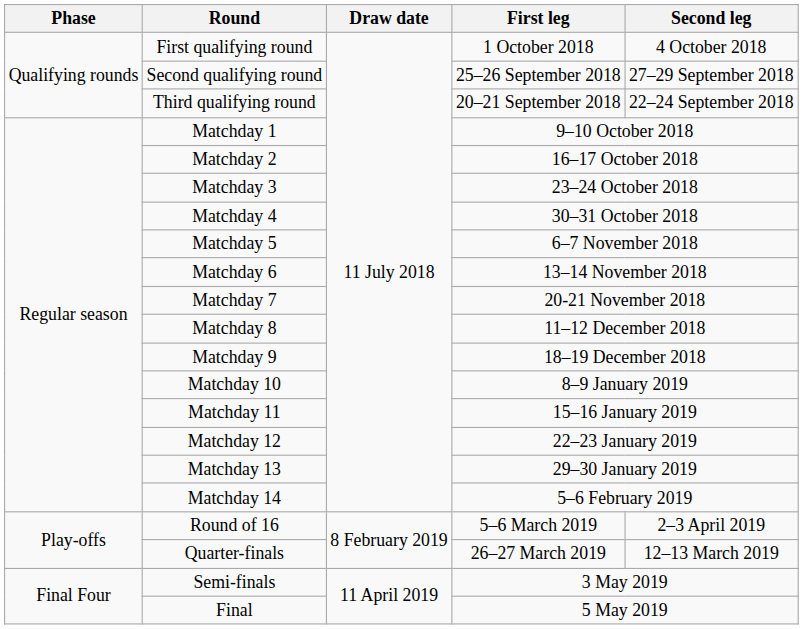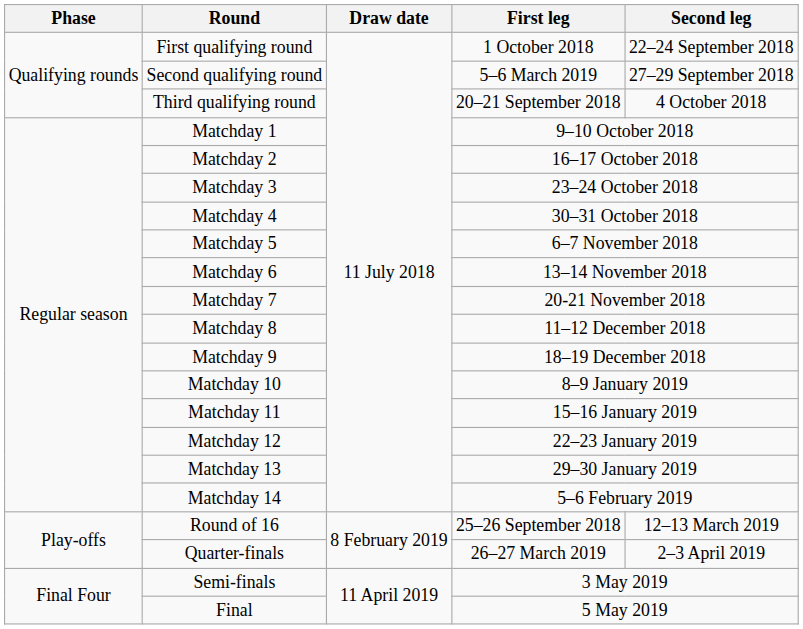(711, 46) 4 October 2018 -> (711, 46) 22–24 September 2018
(538, 74) 25–26 September 2018 -> (538, 74) 5–6 March 2019
(711, 103) 22–24 September 2018 -> (711, 103) 4 October 2018
(538, 525) 5–6 March 2019 -> (538, 525) 25–26 September 2018
(711, 525) 2–3 April 2019 -> (711, 525) 12–13 March 2019
(711, 553) 12–13 March 2019 -> (711, 553) 2–3 April 2019
